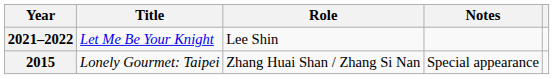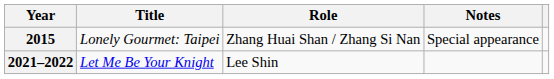rows swapped: (41, 62) <-> (41, 39)
